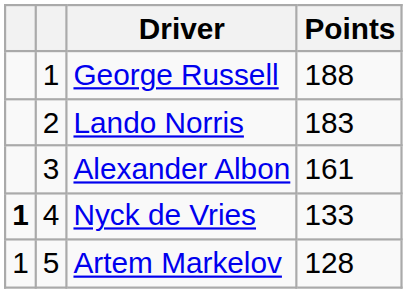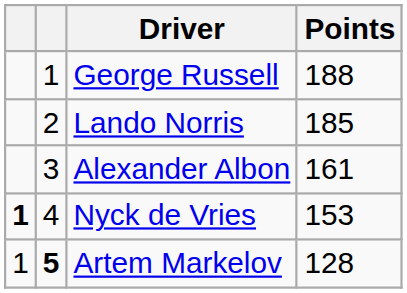(329, 122) 183 -> (329, 122) 185
(329, 216) 133 -> (329, 216) 153
(51, 263) normal -> (51, 263) bold
